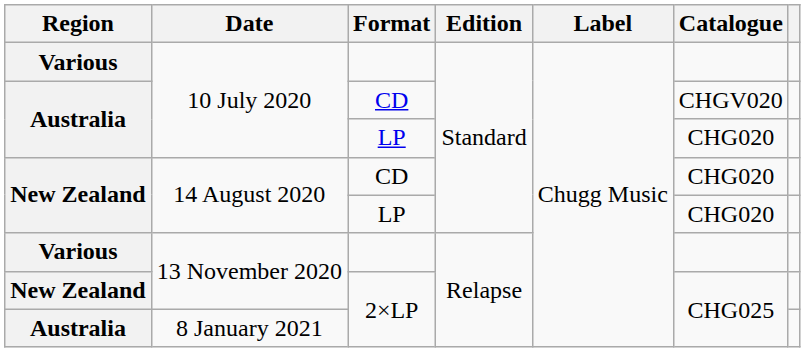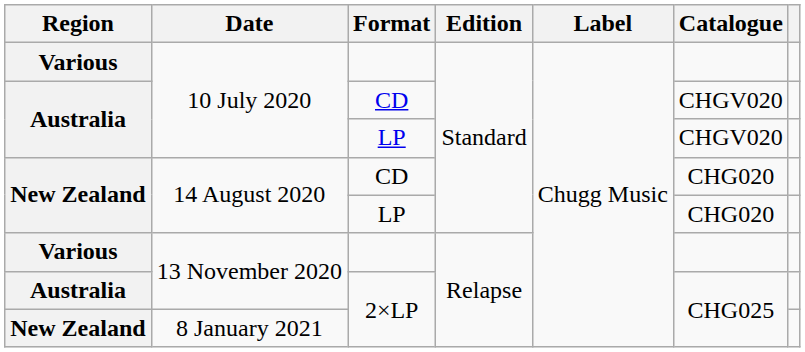(731, 137) CHG020 -> (731, 137) CHGV020
(78, 289) New Zealand -> (78, 289) Australia
(78, 328) Australia -> (78, 328) New Zealand
